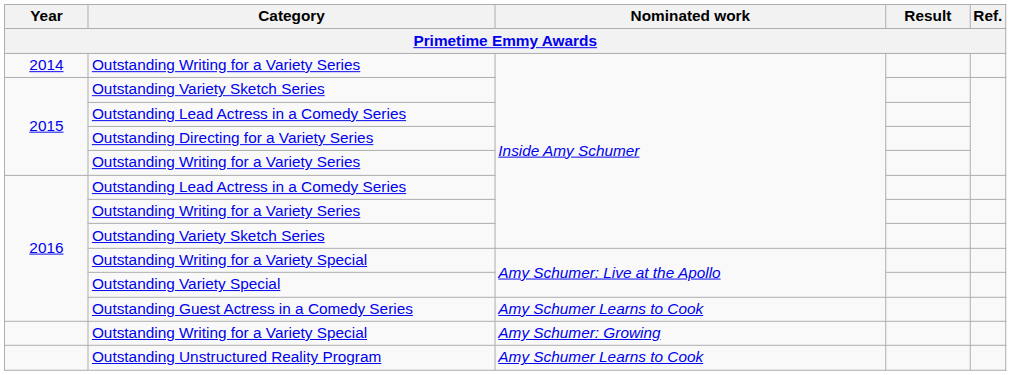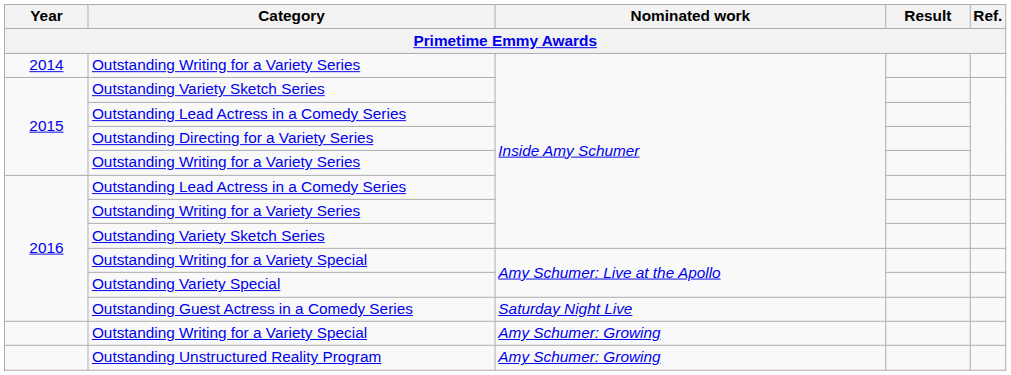(601, 308) Amy Schumer Learns to Cook -> (565, 308) Saturday Night Live
(601, 357) Amy Schumer Learns to Cook -> (579, 357) Amy Schumer: Growing
